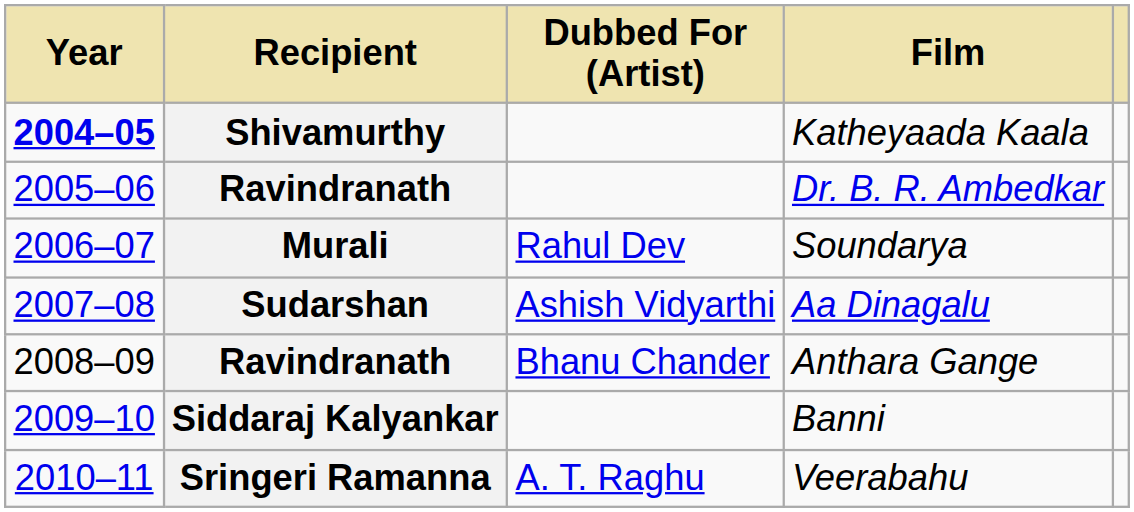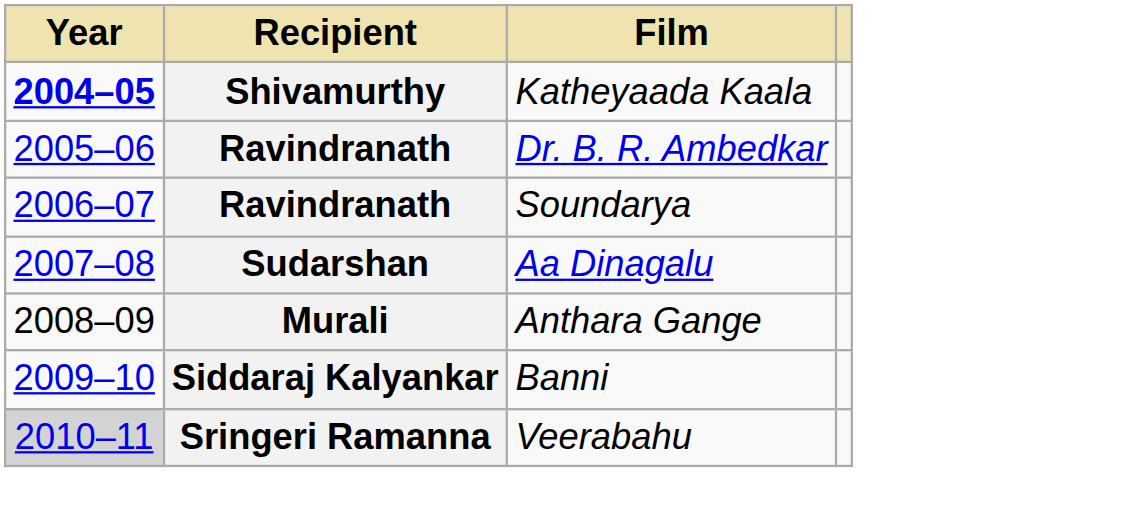- column: (645, 53)
(335, 246) Murali -> (335, 206) Ravindranath
(335, 362) Ravindranath -> (335, 321) Murali
(84, 477) no background -> (84, 436) lightgrey background
